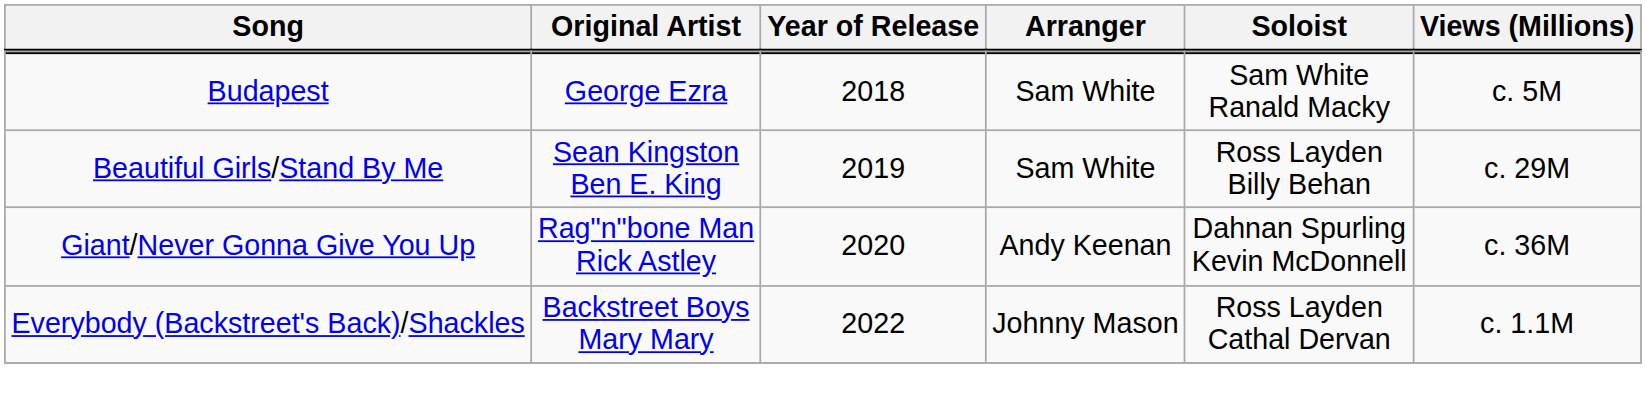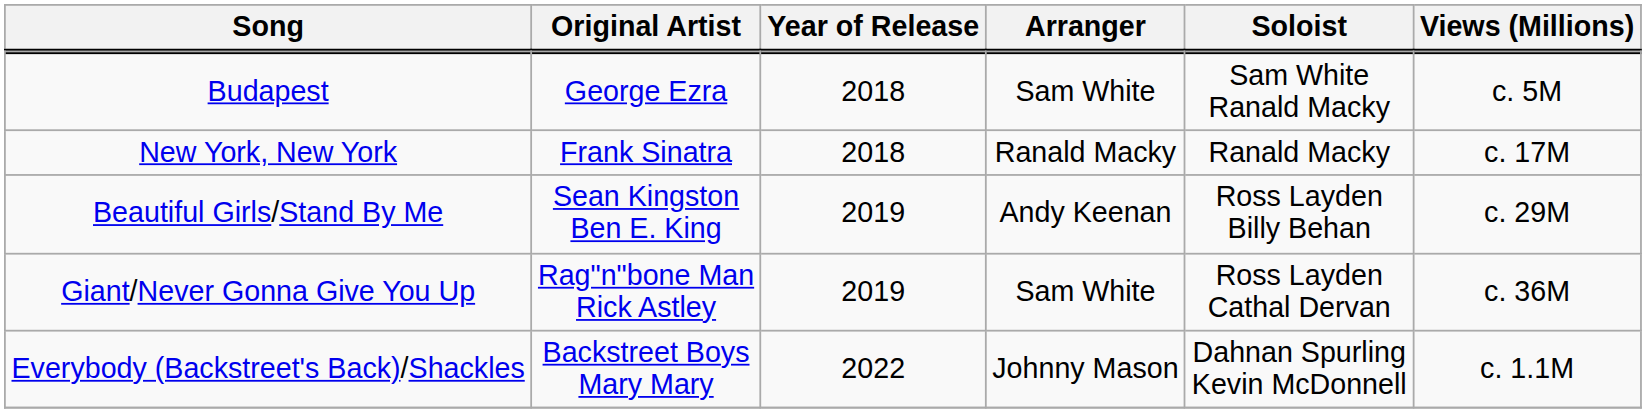+ row: (268, 152)
(1085, 168) Sam White -> (1085, 213) Andy Keenan
(873, 245) 2020 -> (873, 291) 2019
(1085, 245) Andy Keenan -> (1085, 291) Sam White
(1299, 245) Dahnan Spurling Kevin McDonnell -> (1299, 291) Ross Layden Cathal Dervan
(1299, 323) Ross Layden Cathal Dervan -> (1299, 368) Dahnan Spurling Kevin McDonnell
